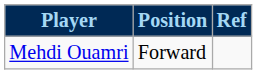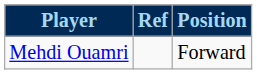columns swapped: (173, 20) <-> (232, 20)
